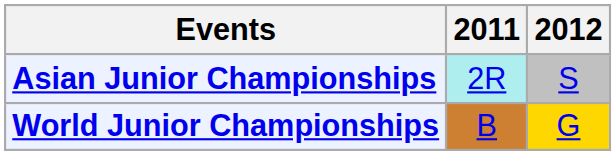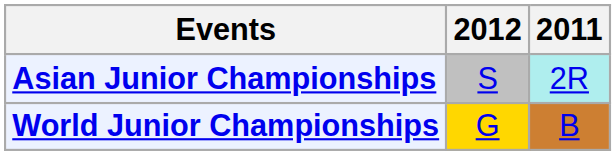columns swapped: (487, 30) <-> (569, 30)
